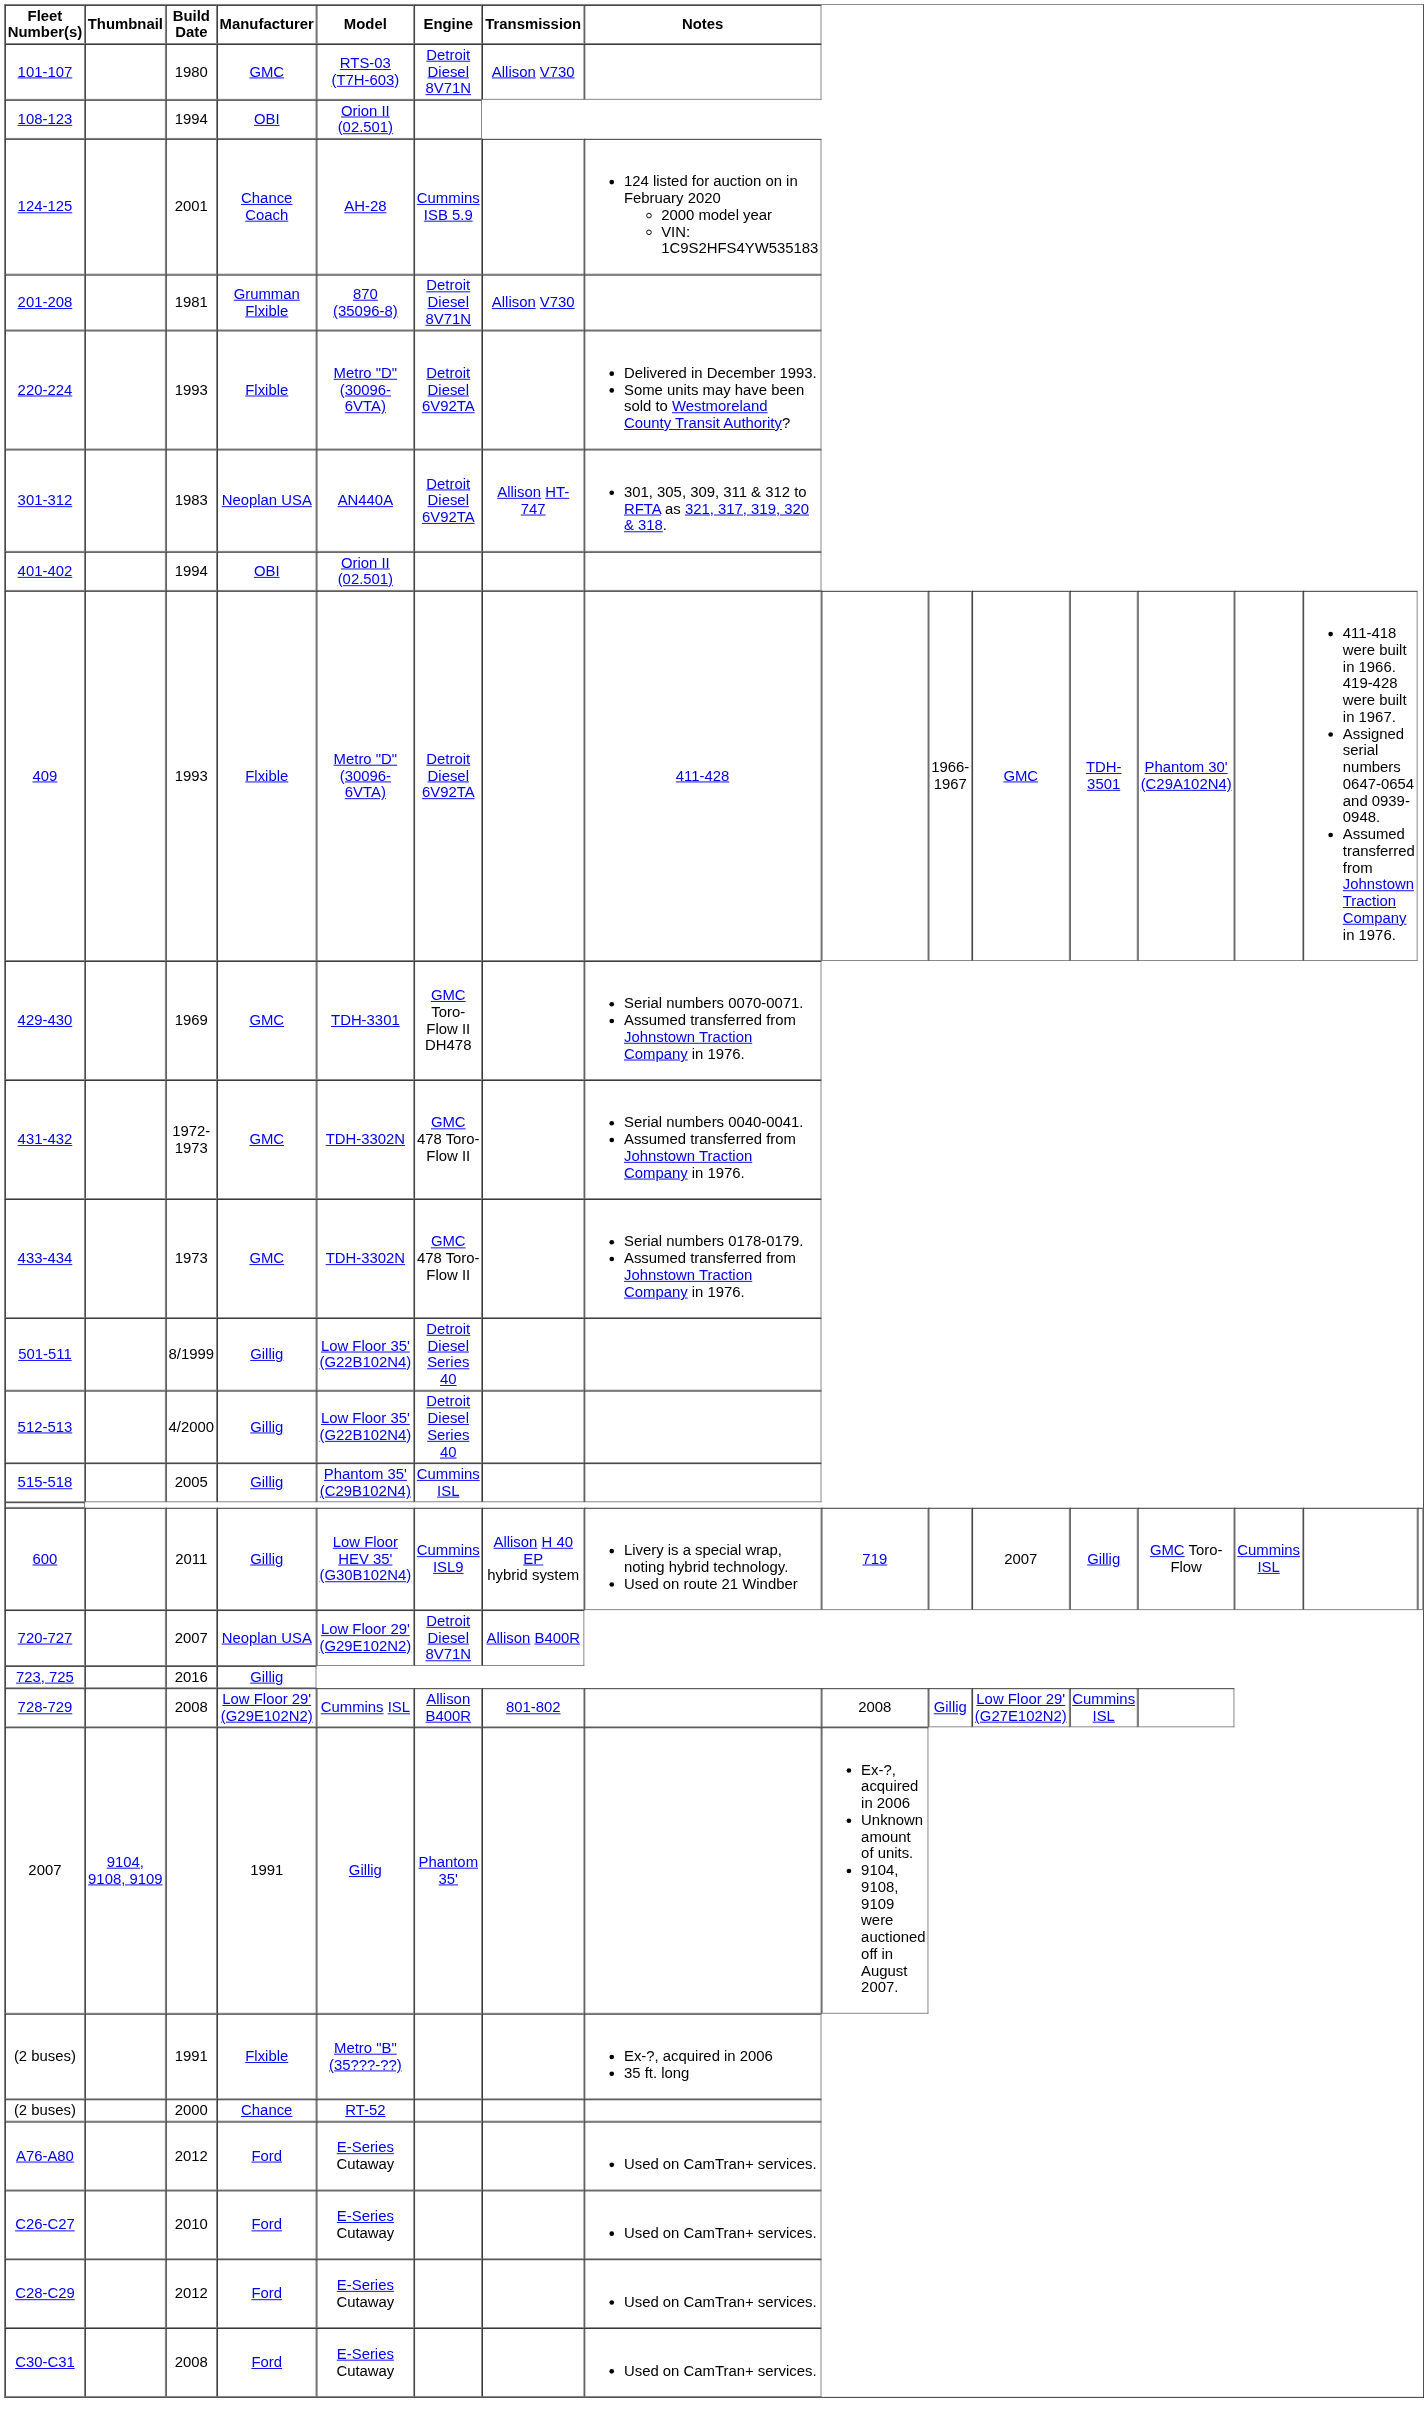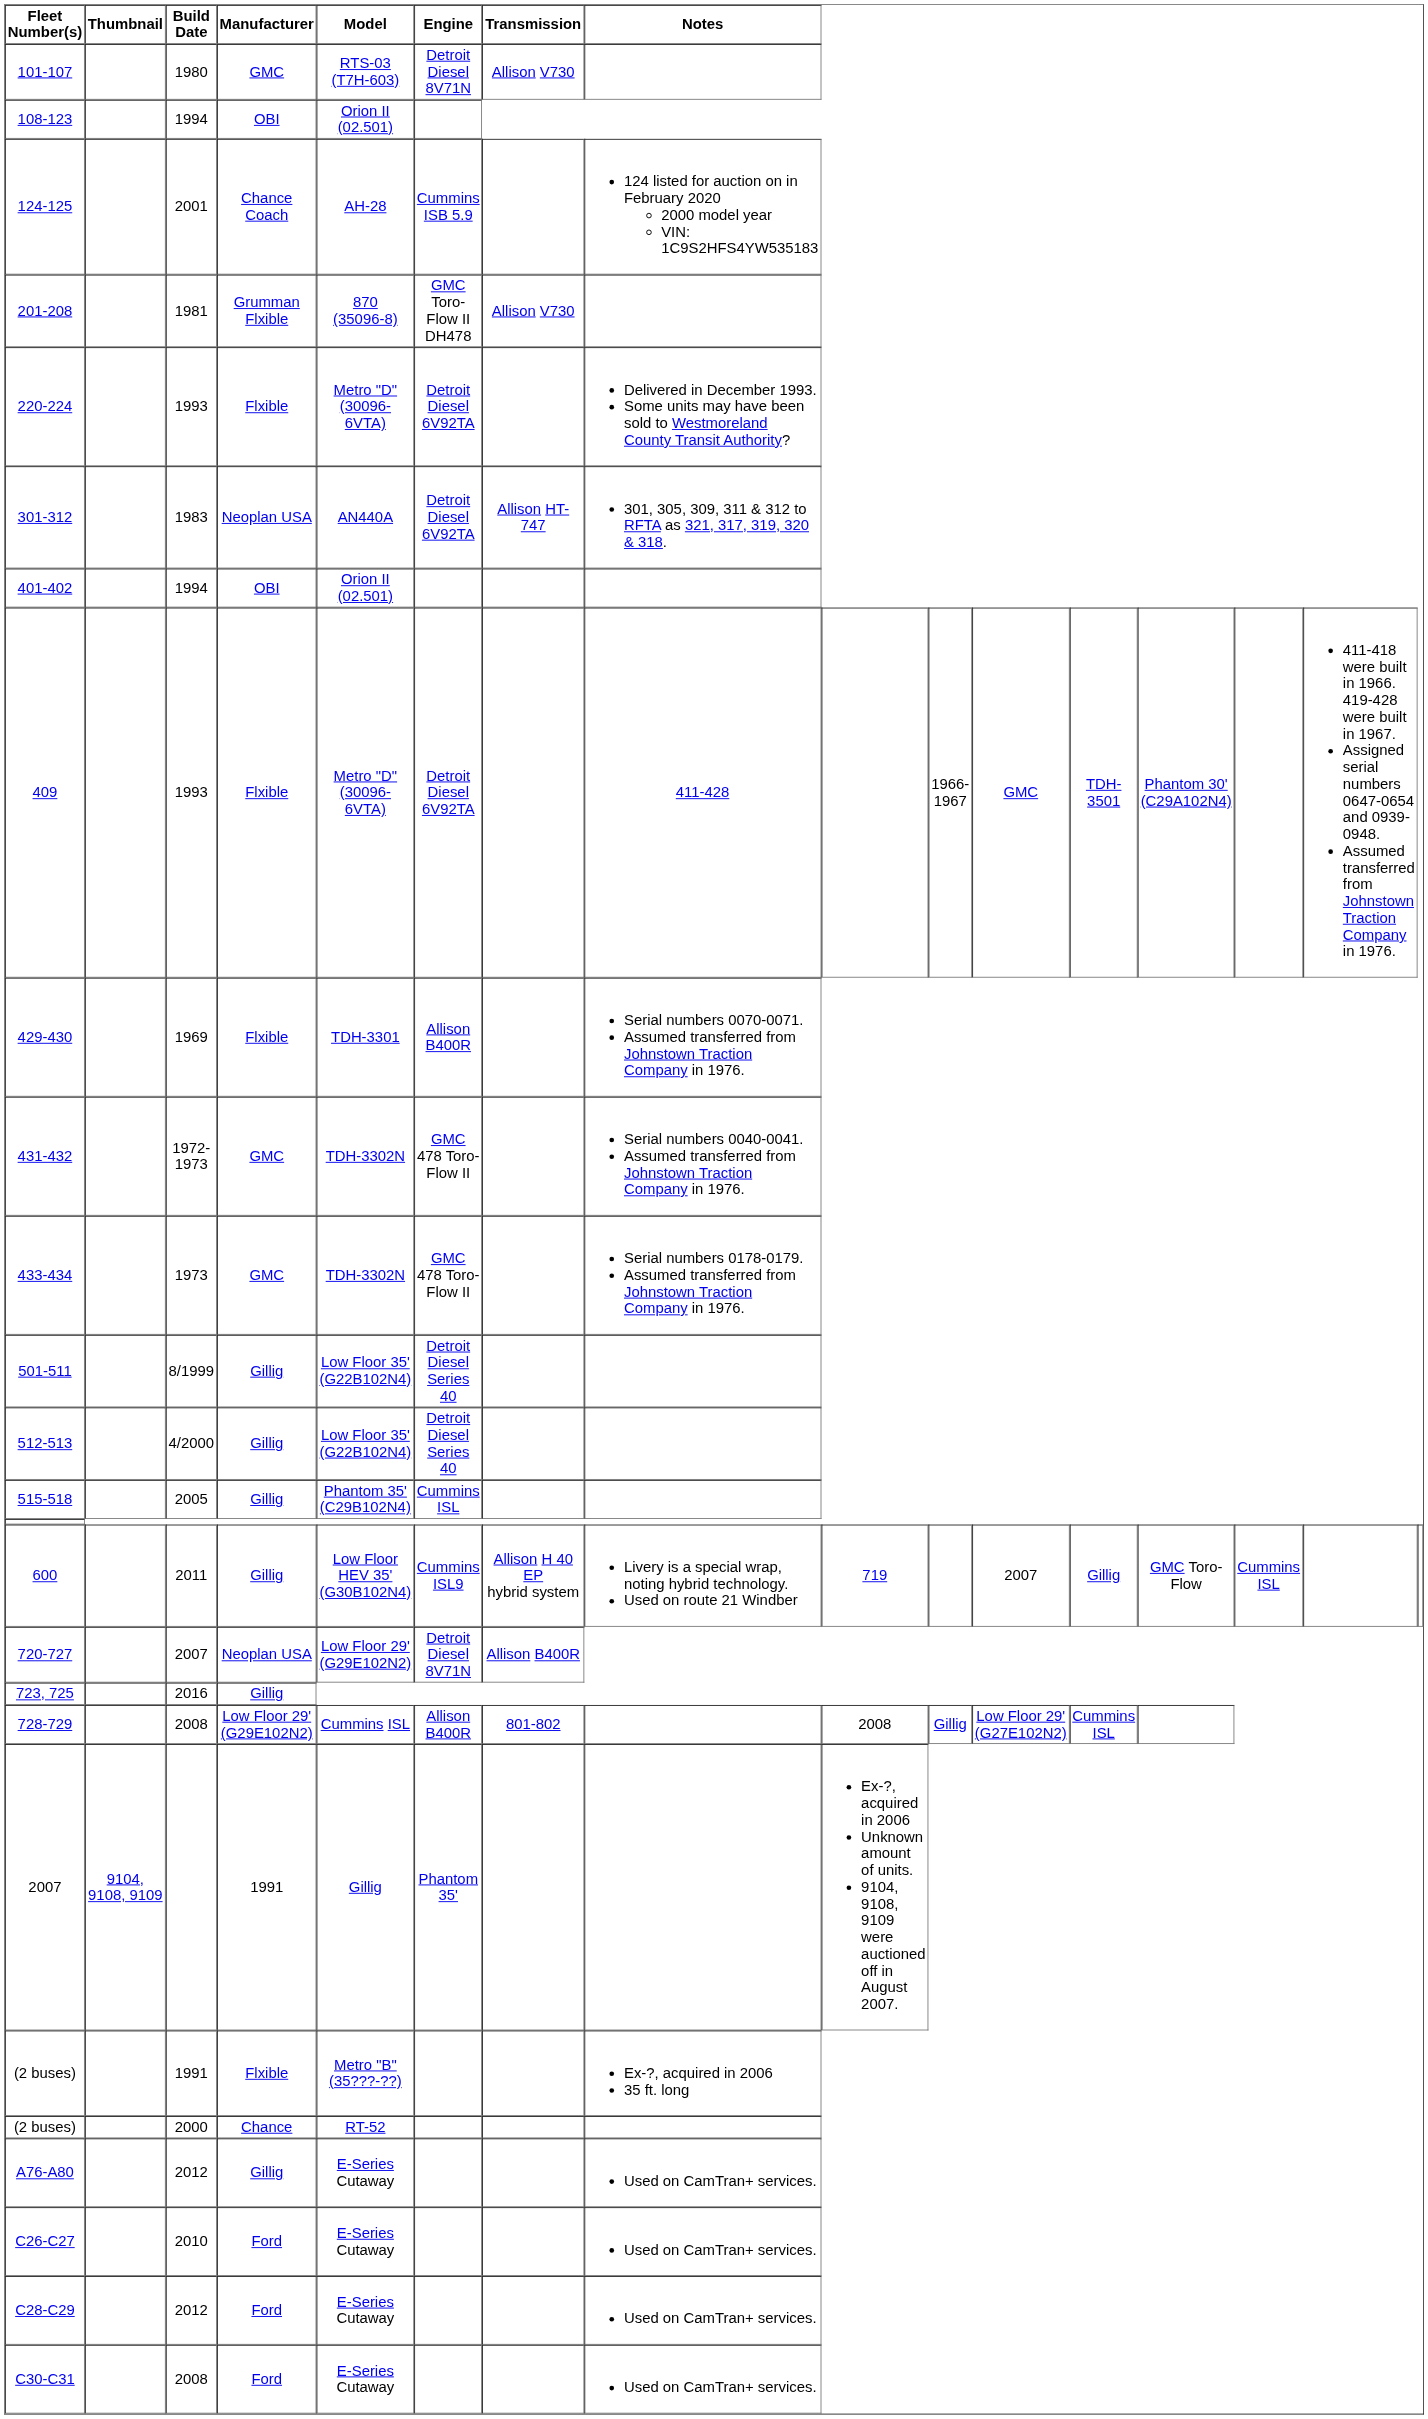(448, 302) Detroit Diesel 8V71N -> (448, 310) GMC Toro-Flow II DH478
(267, 1020) GMC -> (267, 1037) Flxible
(448, 1020) GMC Toro-Flow II DH478 -> (448, 1037) Allison B400R
(267, 2156) Ford -> (267, 2172) Gillig
